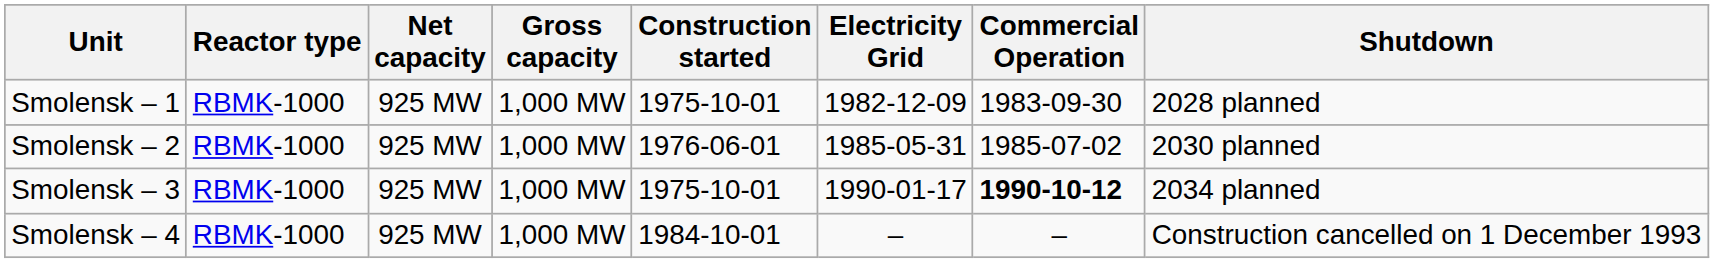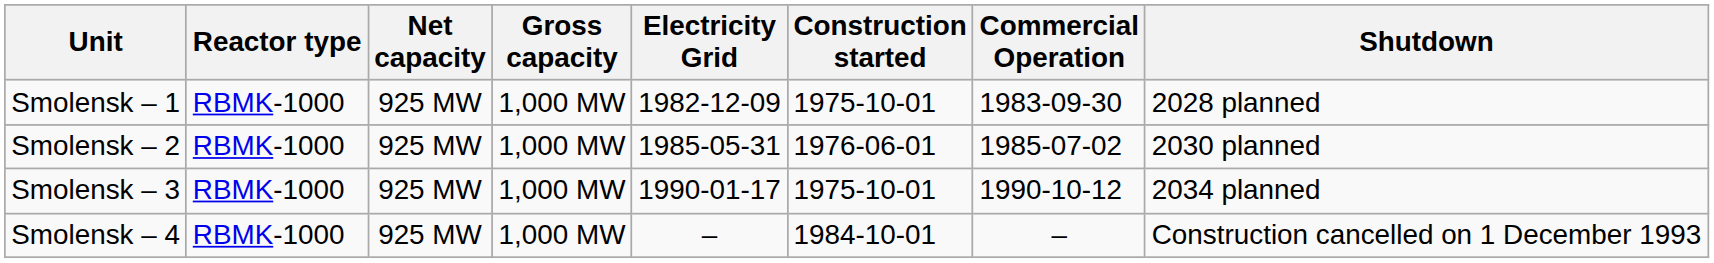columns swapped: (725, 42) <-> (895, 42)
(1051, 190) bold -> (1051, 190) normal
